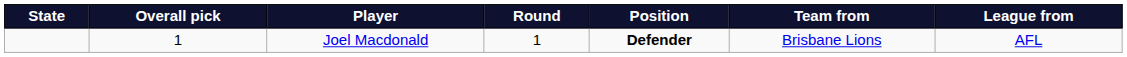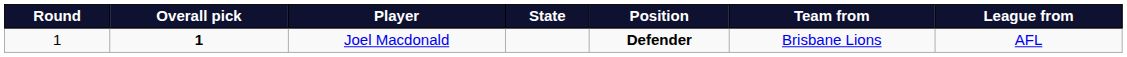columns swapped: (537, 16) <-> (47, 16)
(178, 40) normal -> (199, 40) bold
